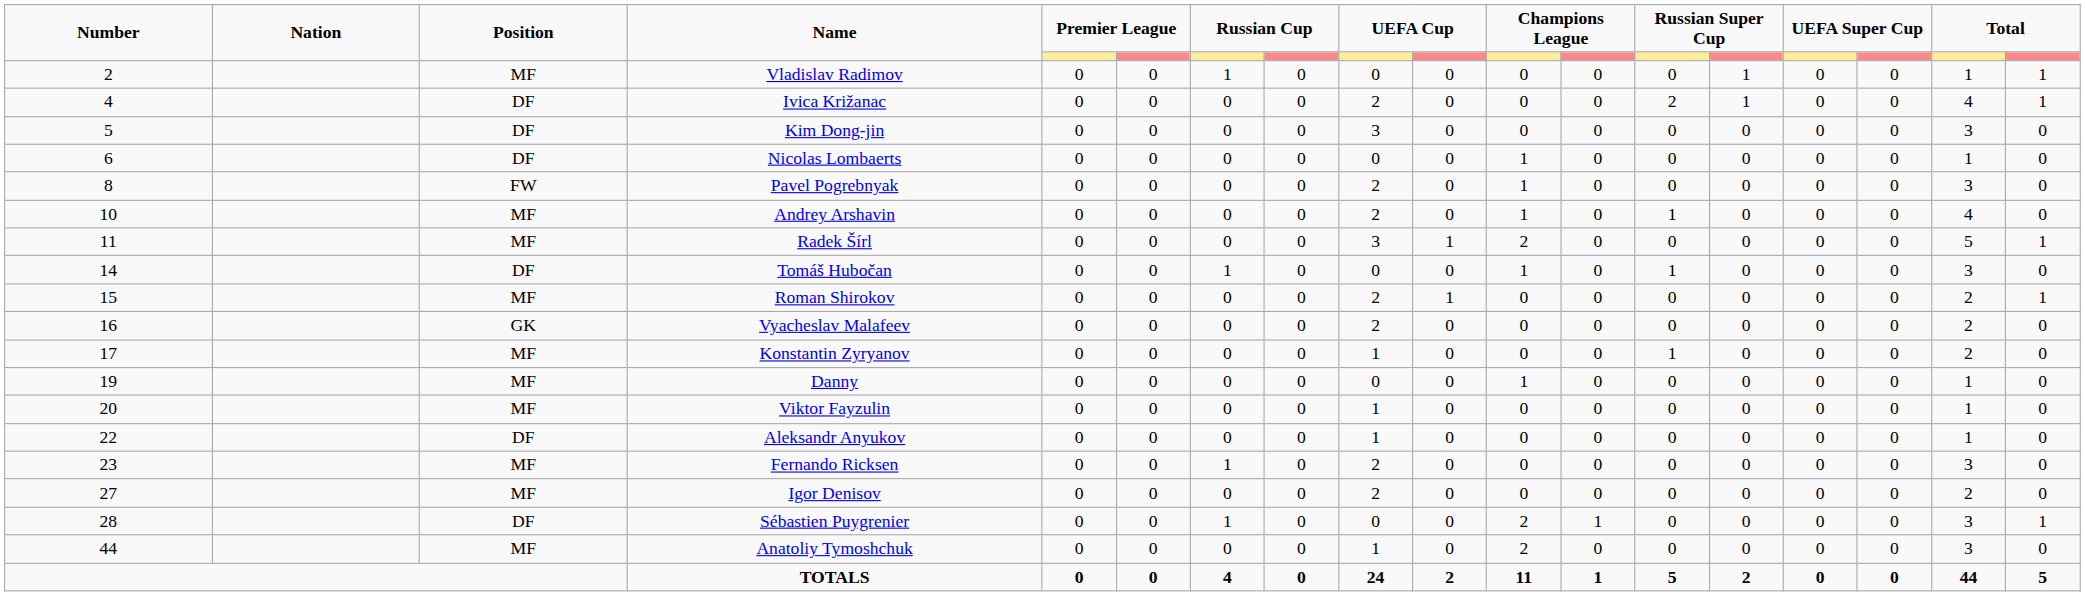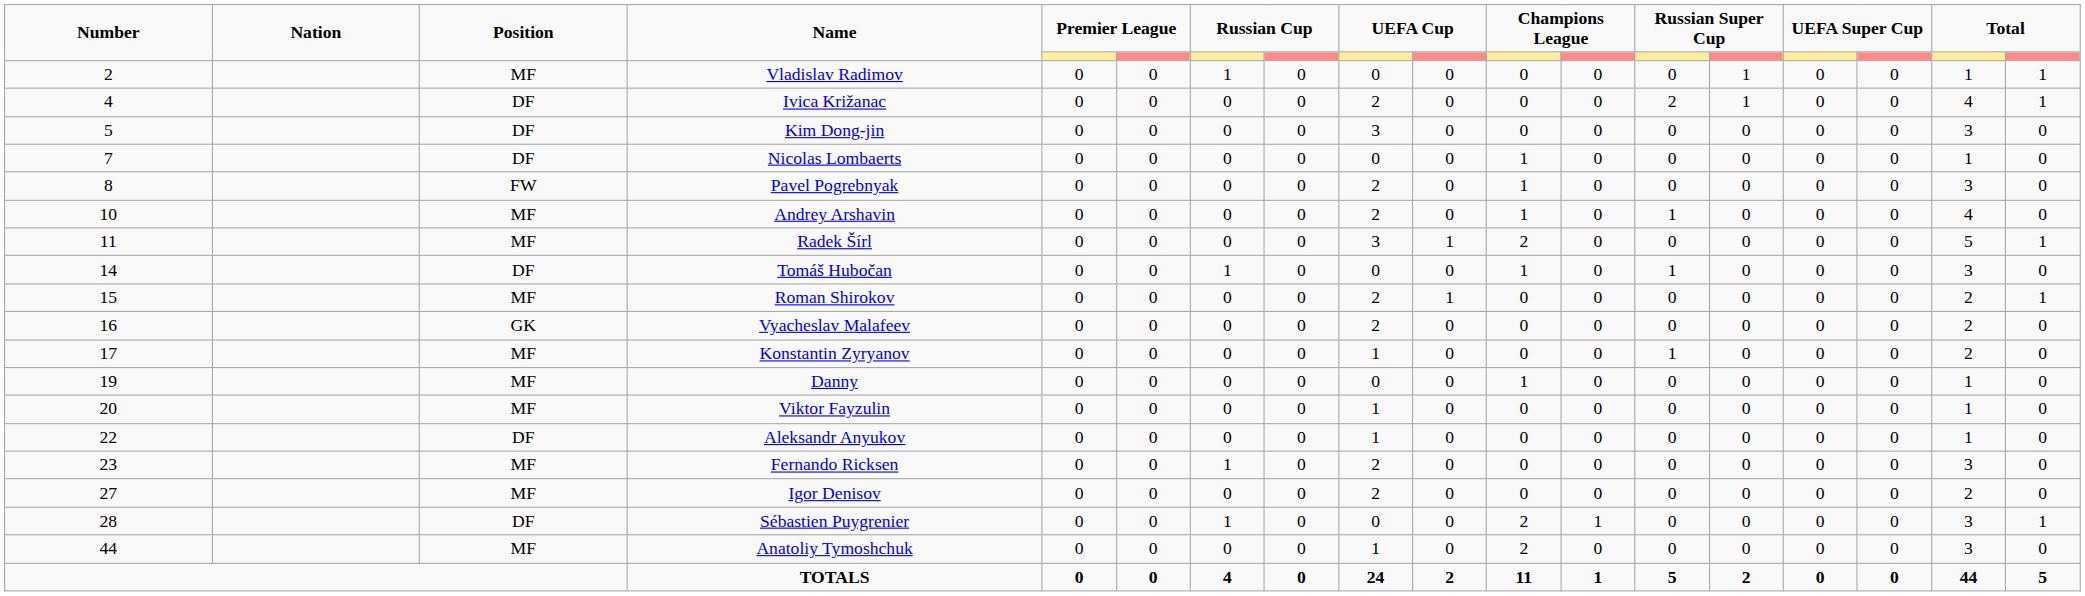(108, 158) 6 -> (108, 158) 7
